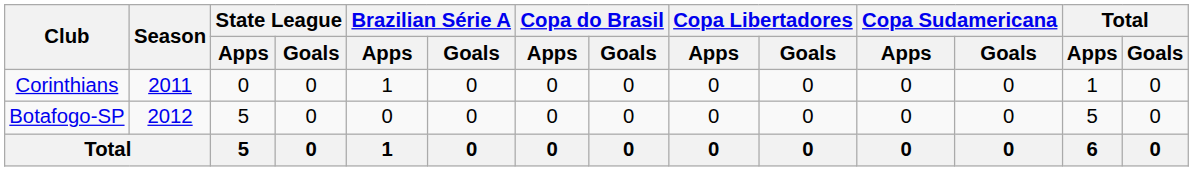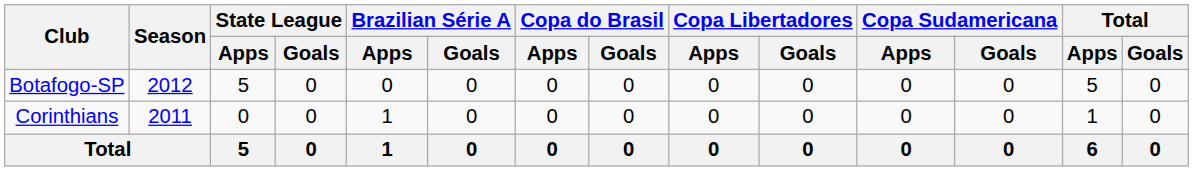rows swapped: (67, 85) <-> (67, 117)
